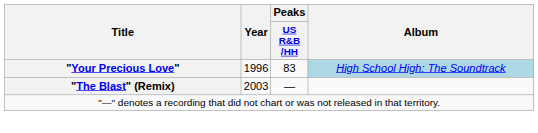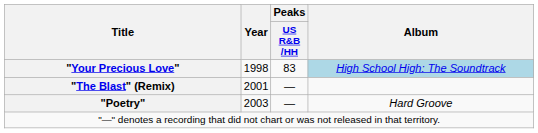(256, 68) 1996 -> (256, 68) 1998
(256, 86) 2003 -> (256, 86) 2001
+ row: (123, 103)
